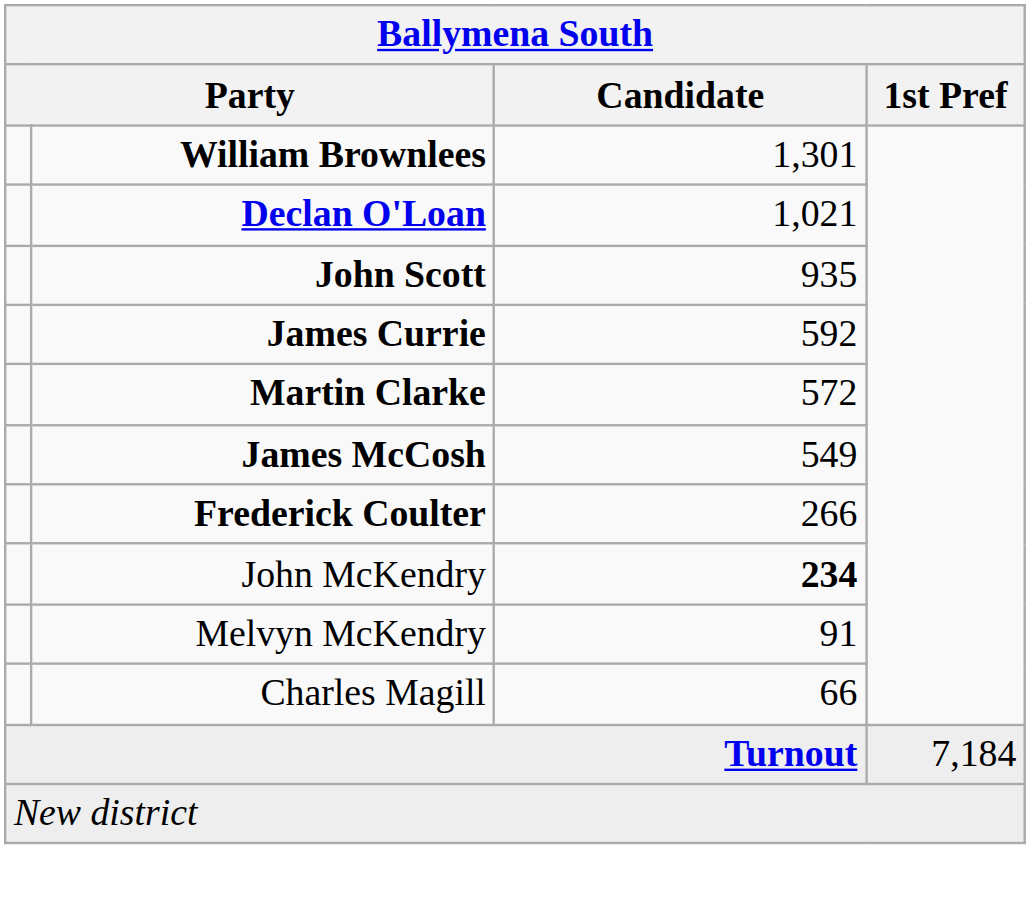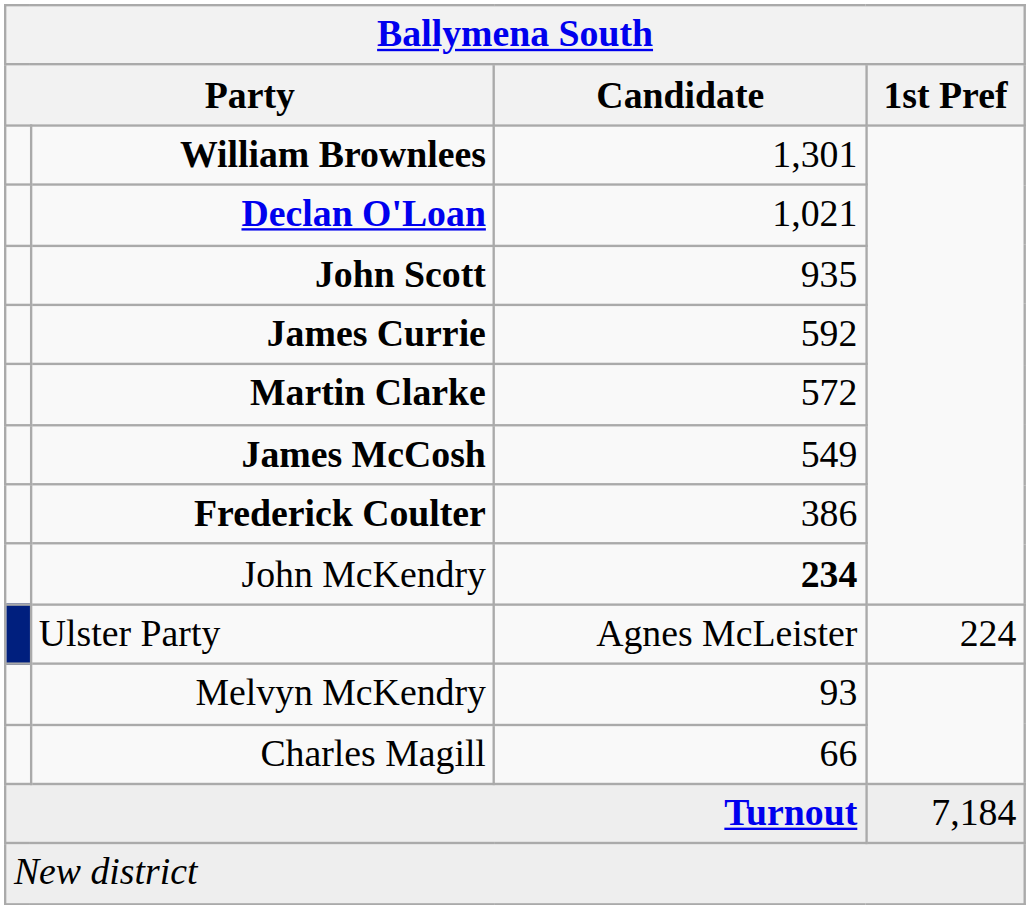(829, 513) 266 -> (829, 513) 386
+ row: (130, 633)
(838, 633) 91 -> (838, 693) 93
